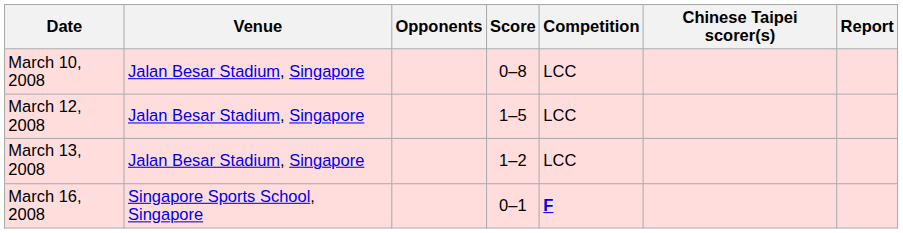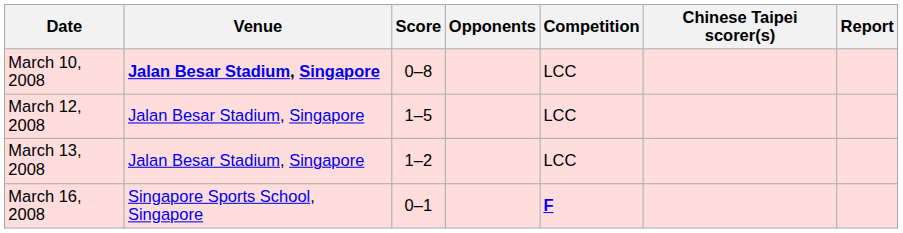columns swapped: (439, 26) <-> (513, 26)
(246, 71) normal -> (254, 71) bold
